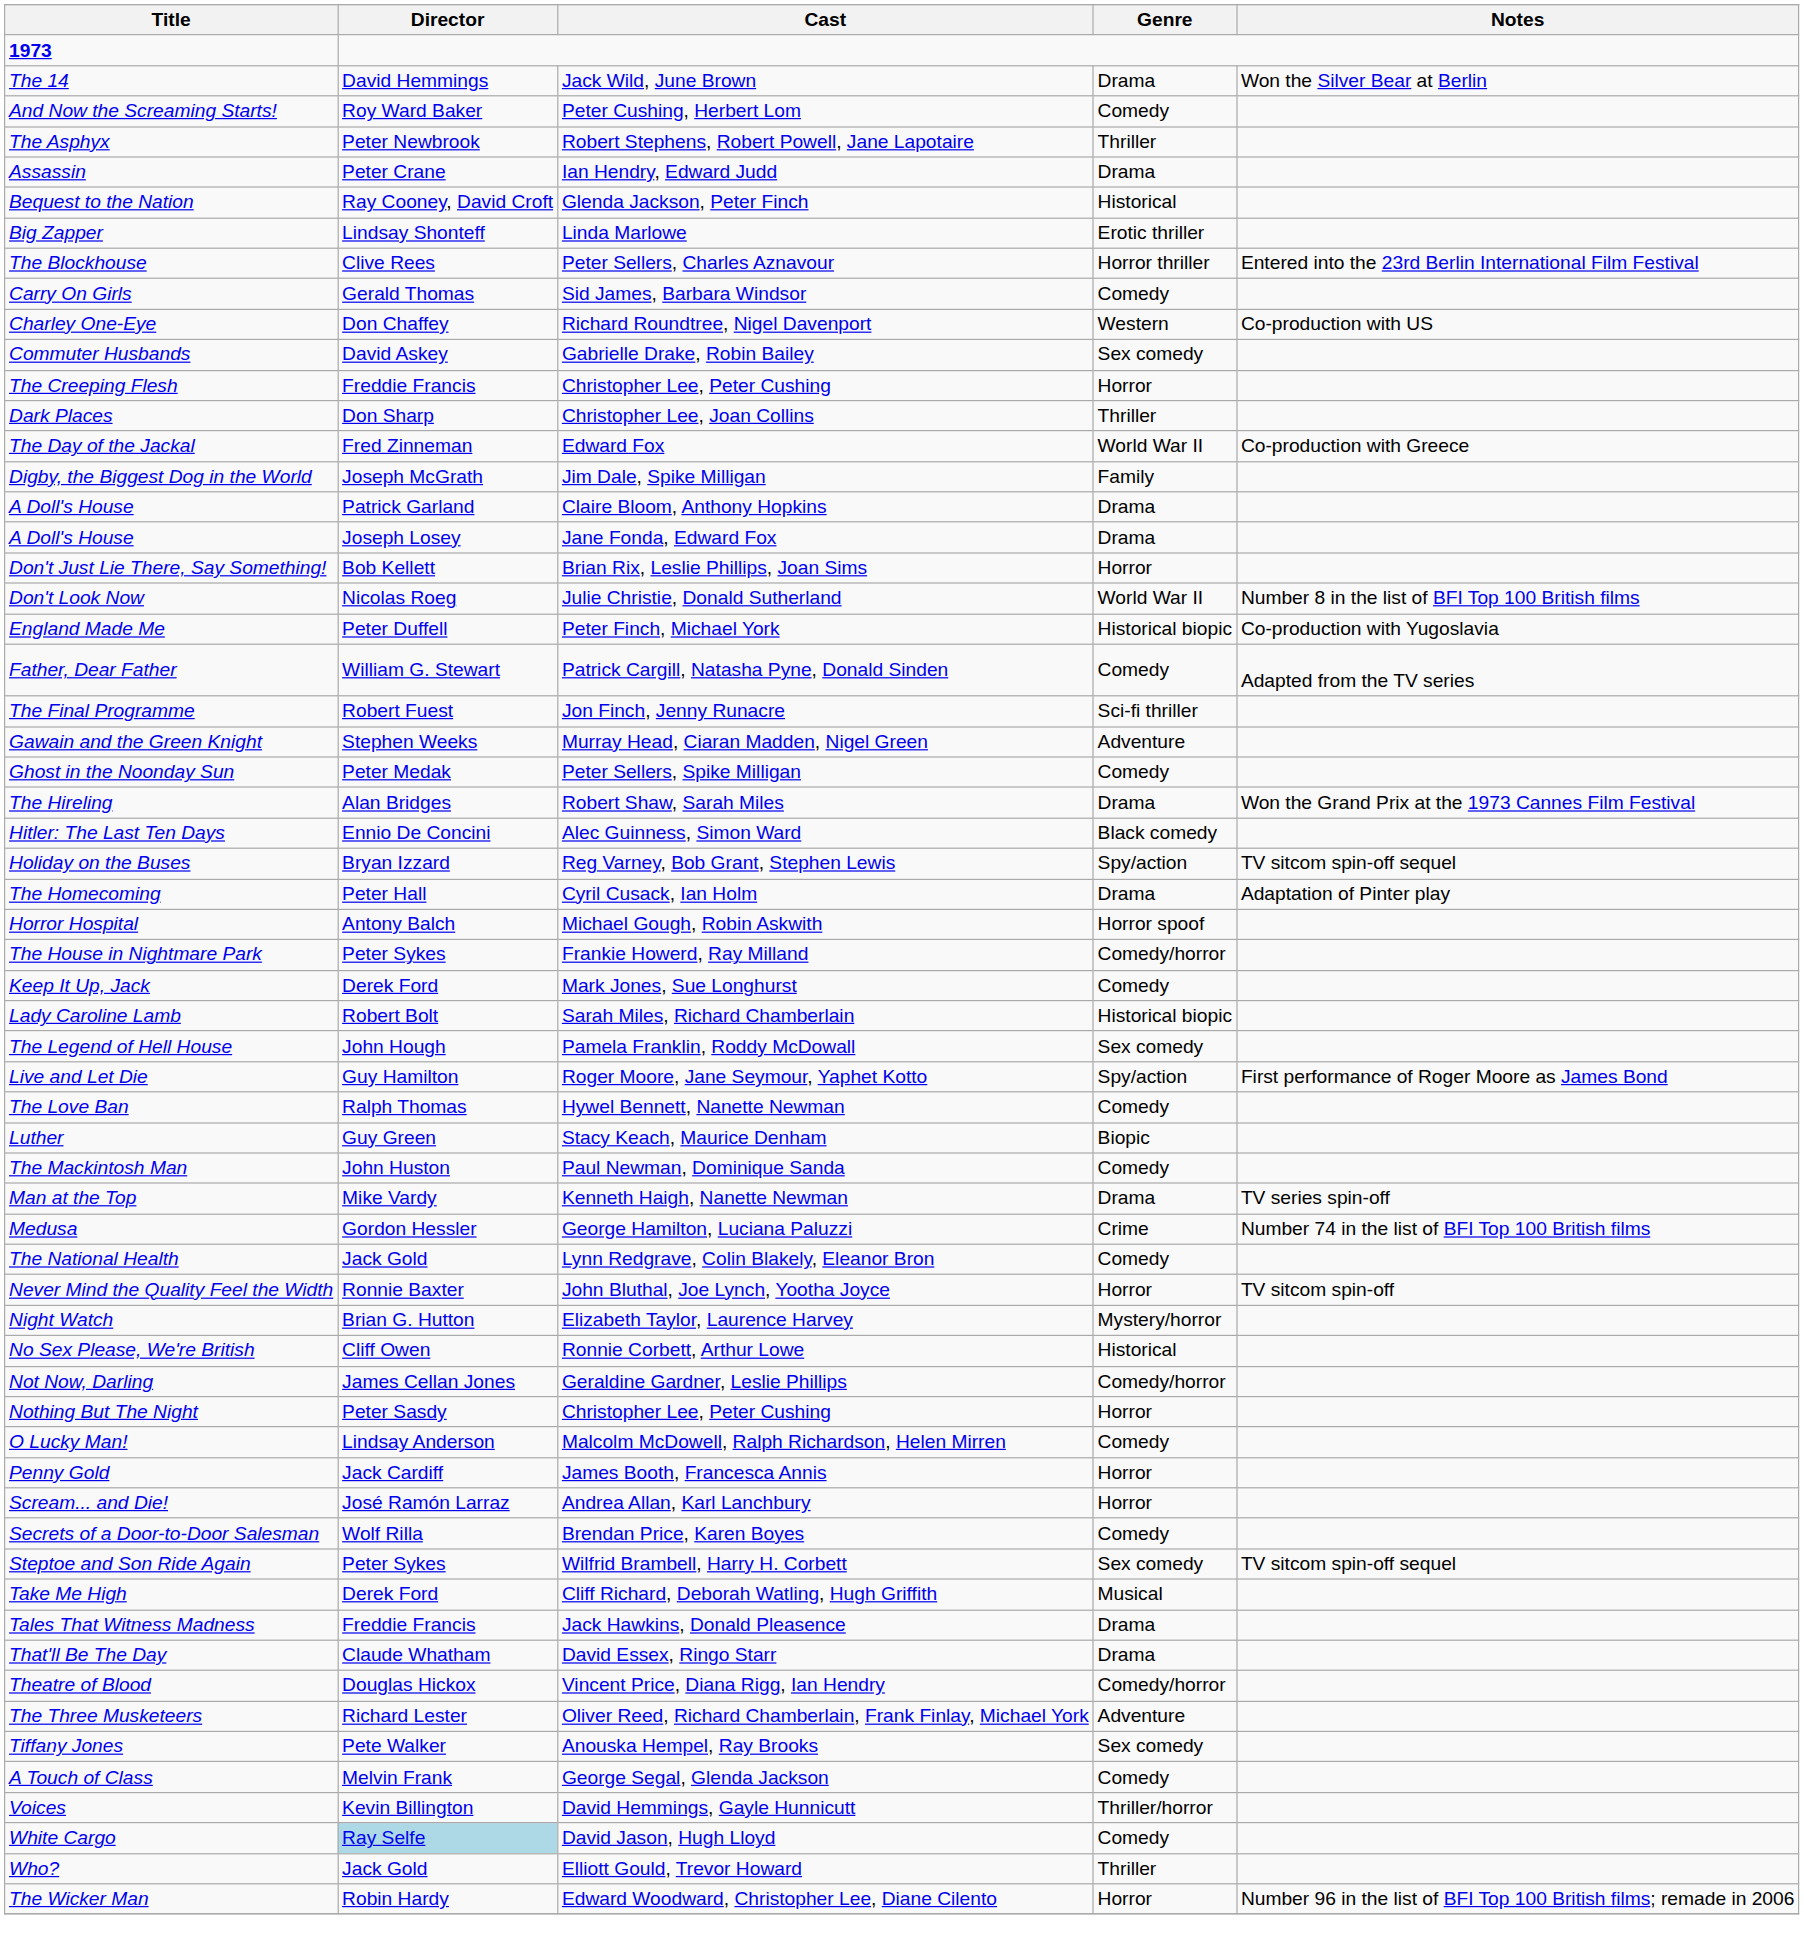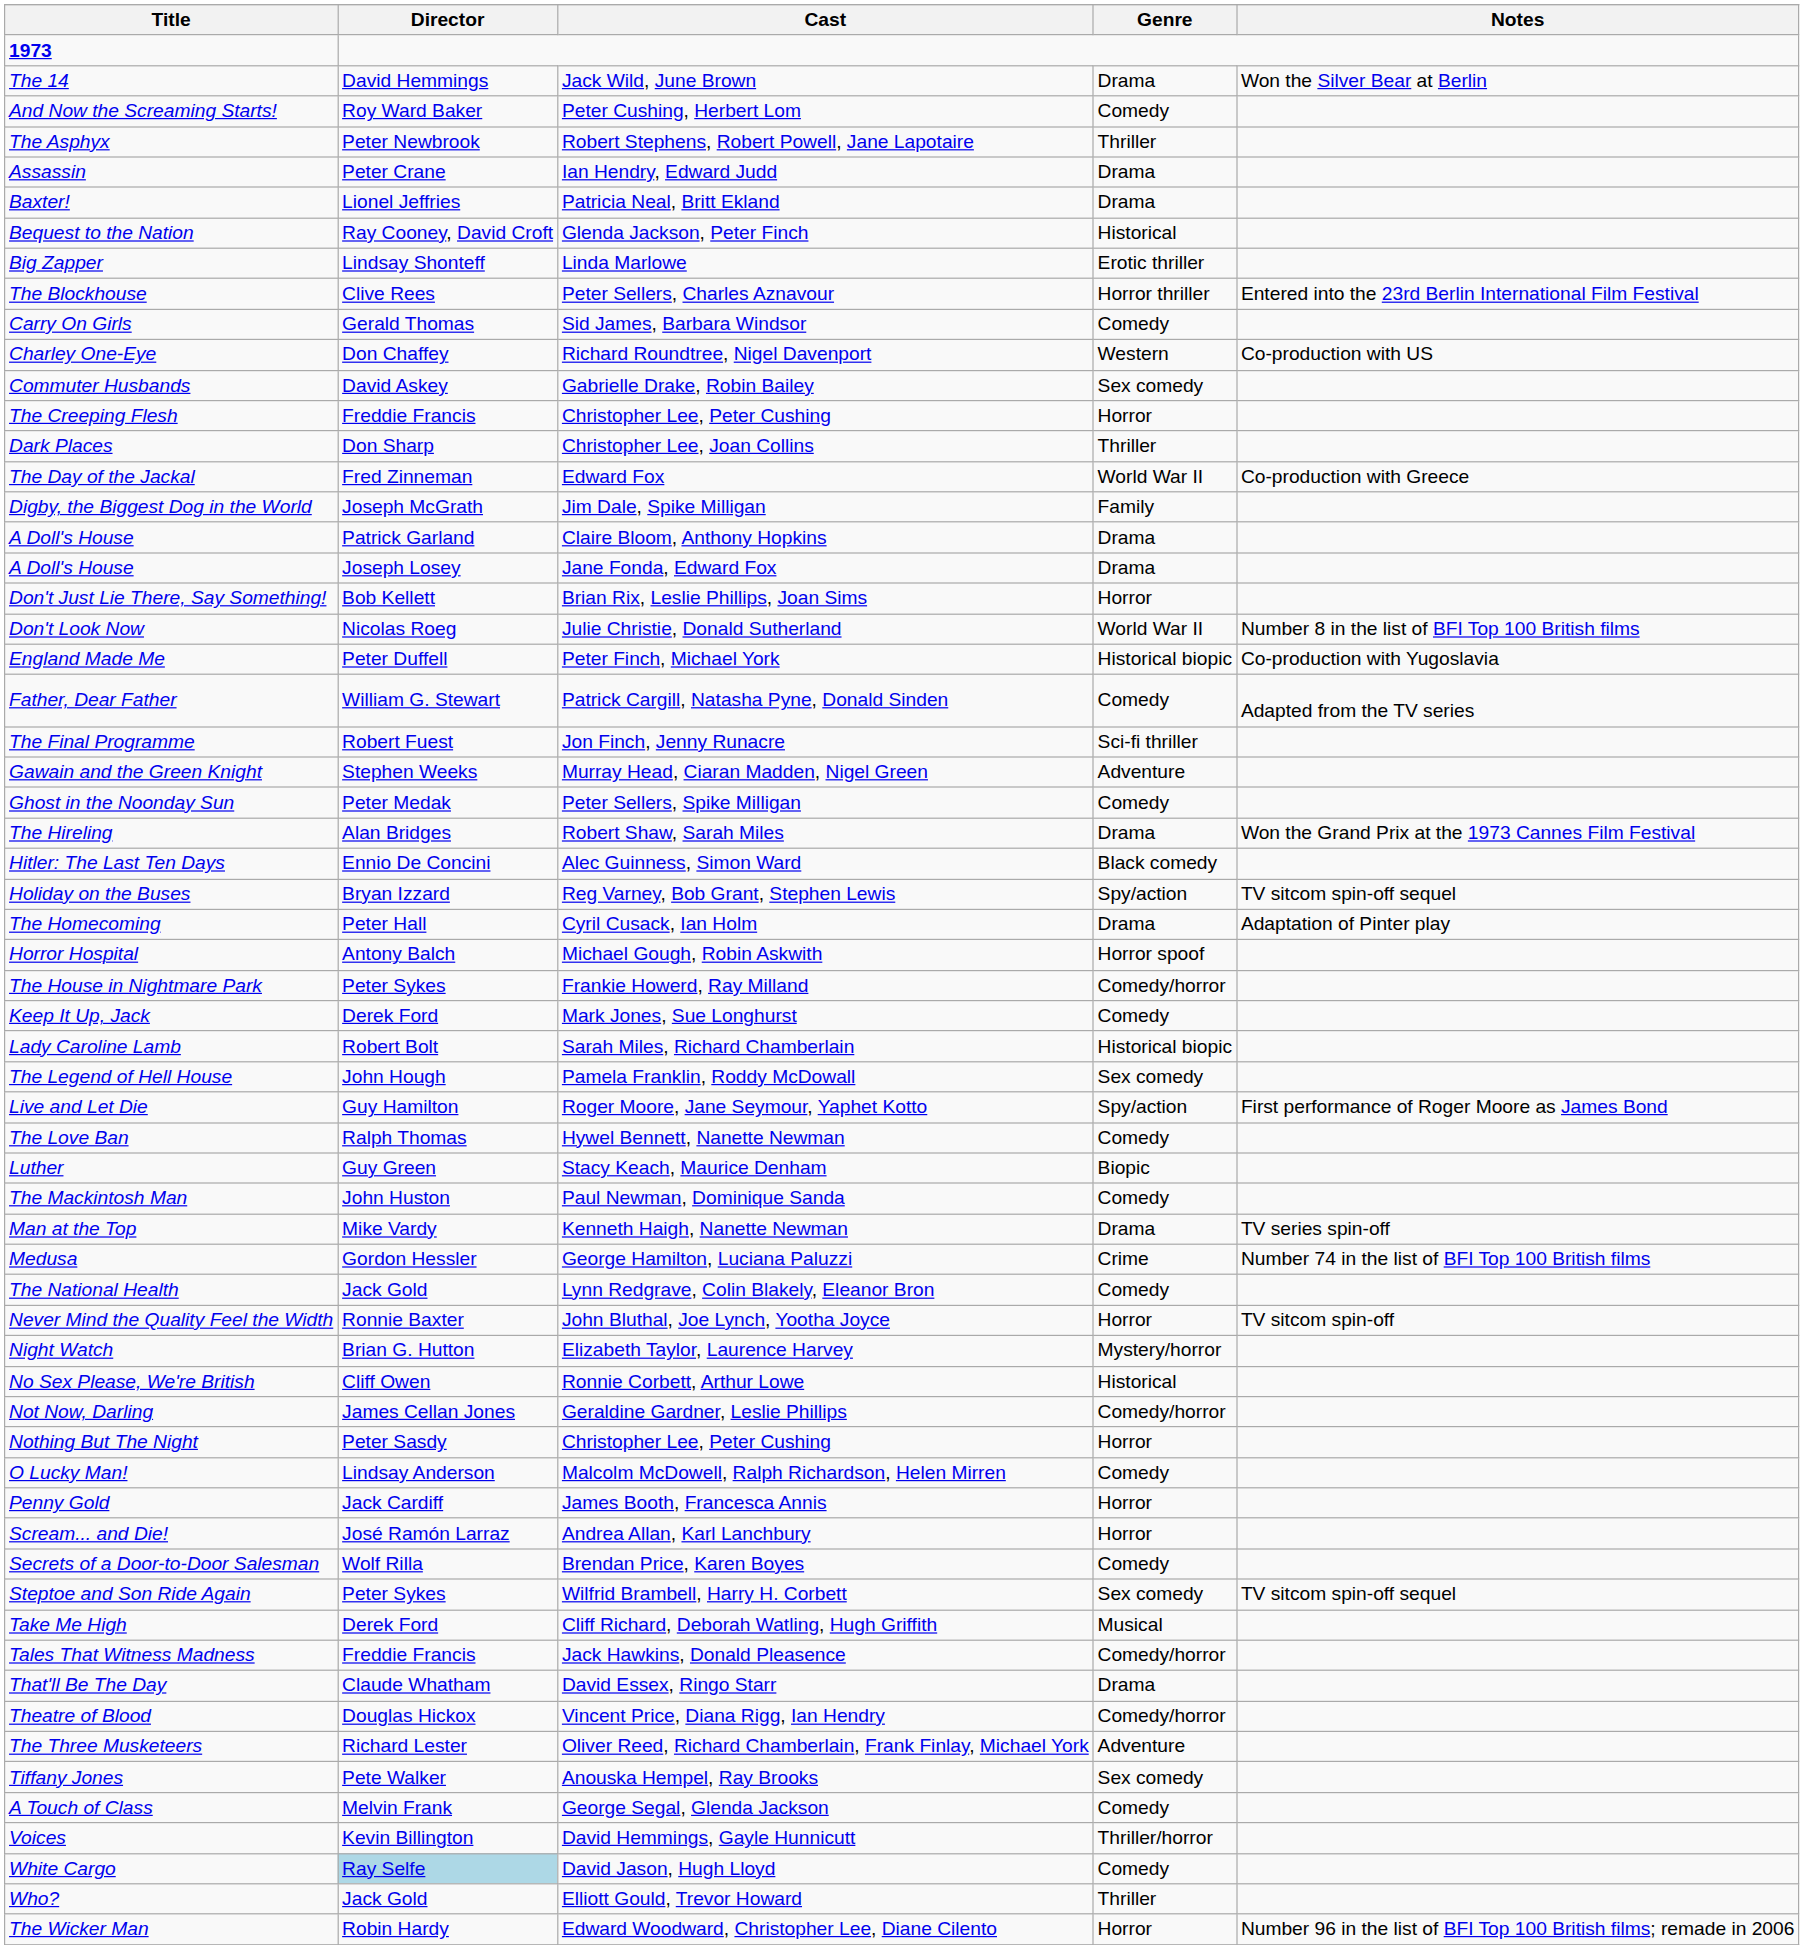+ row: (39, 202)
(1126, 1624) Drama -> (1162, 1655) Comedy/horror
